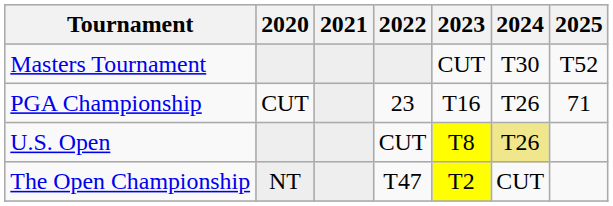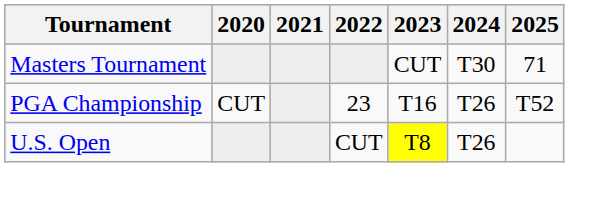(579, 63) T52 -> (535, 63) 71
(579, 103) 71 -> (535, 103) T52
(520, 142) khaki background -> (476, 142) no background
- row: (130, 181)
